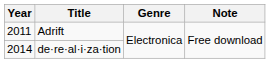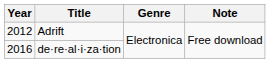(19, 31) 2011 -> (20, 31) 2012
(20, 49) 2014 -> (20, 49) 2016
